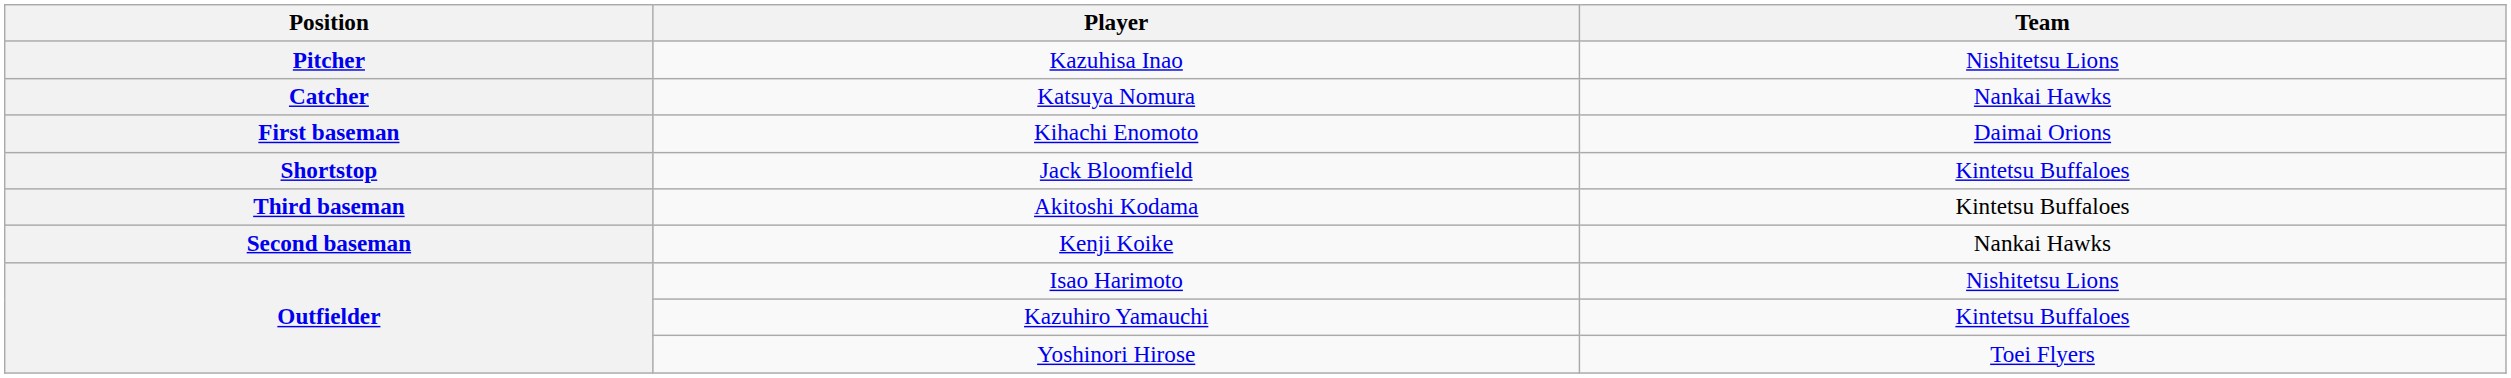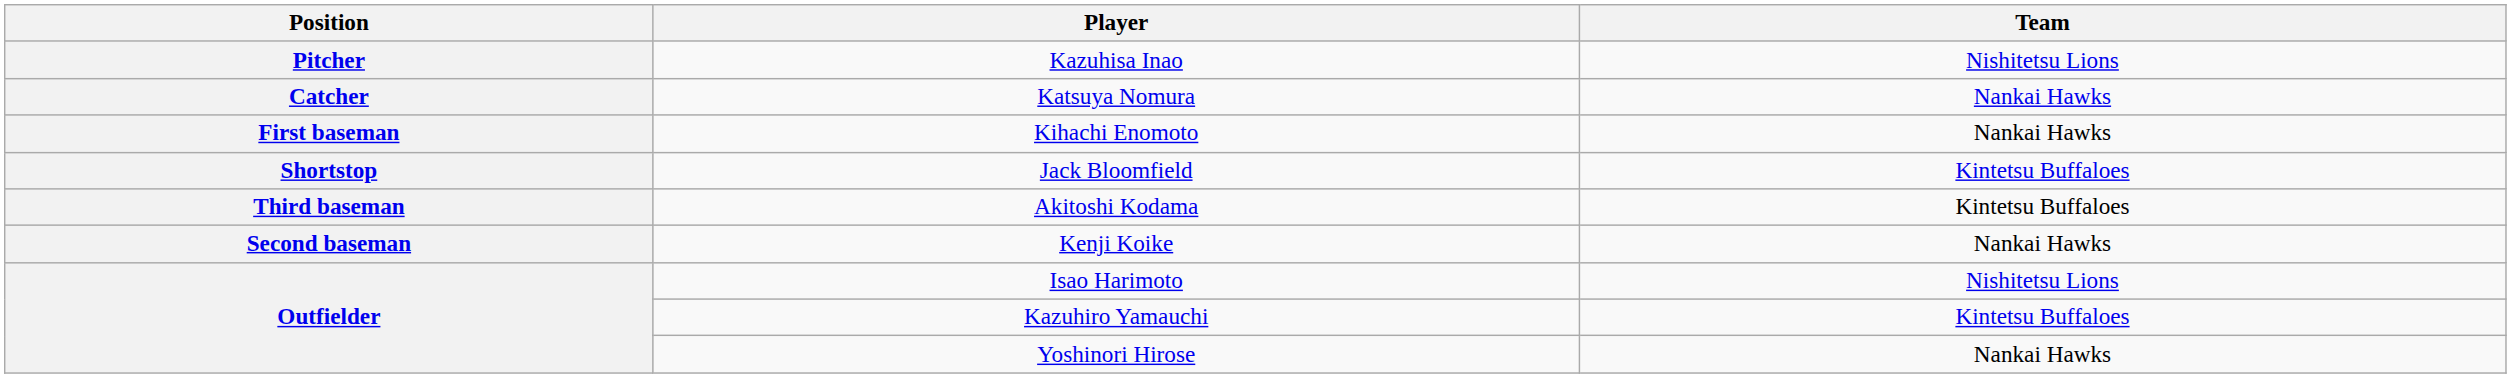(2042, 133) Daimai Orions -> (2042, 133) Nankai Hawks
(2042, 354) Toei Flyers -> (2042, 354) Nankai Hawks
